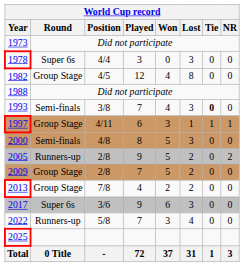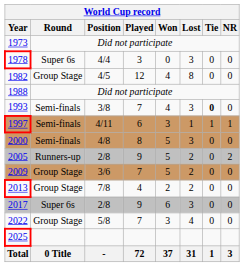(58, 124) Group Stage -> (58, 124) Semi-finals
(104, 172) 2/8 -> (104, 172) 3/6
(104, 204) 3/6 -> (104, 204) 2/8
(58, 221) Runners-up -> (58, 221) Group Stage
